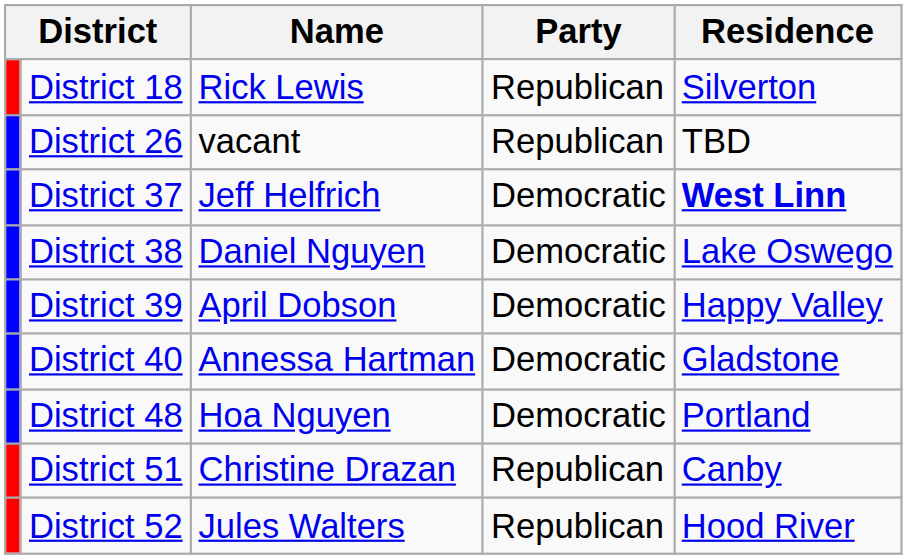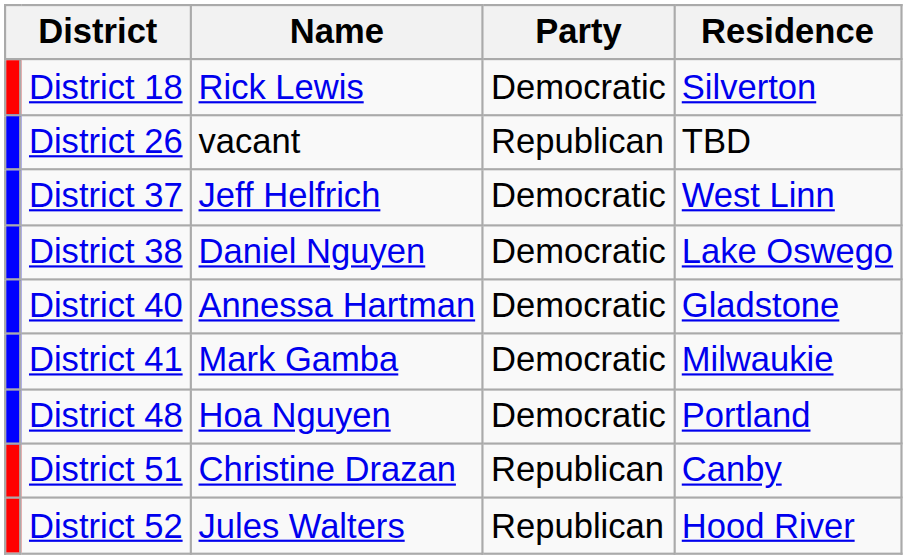(578, 86) Republican -> (578, 86) Democratic
(764, 196) bold -> (758, 196) normal
- row: (106, 305)
+ row: (106, 360)
